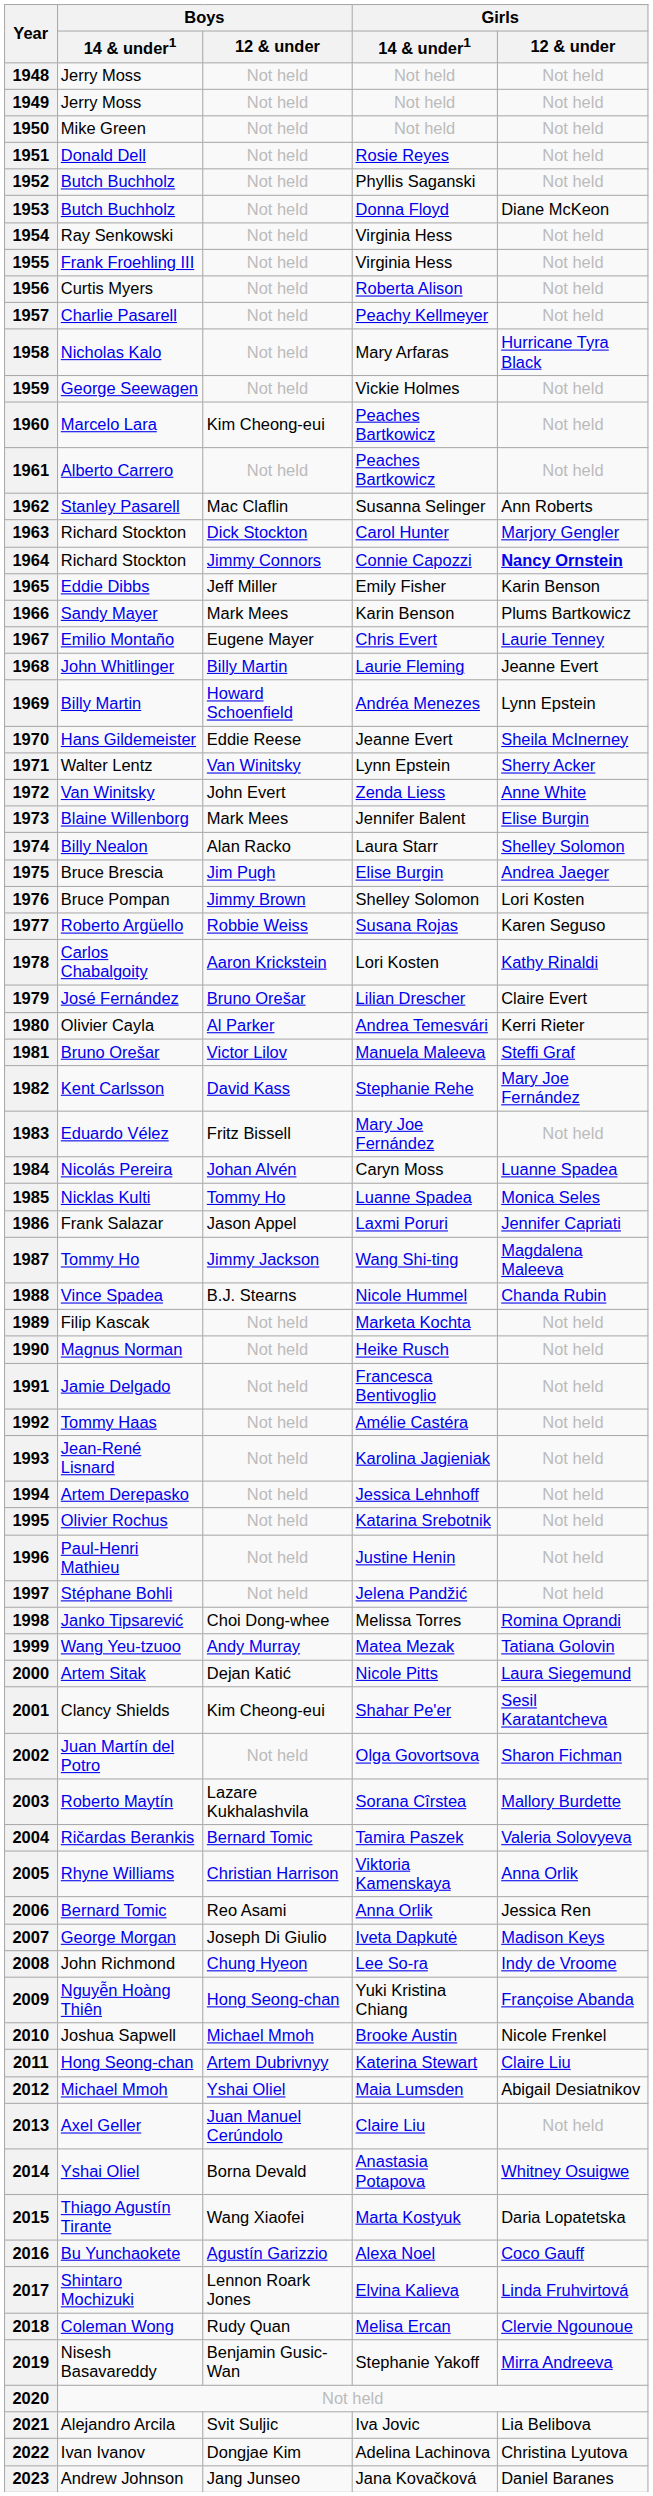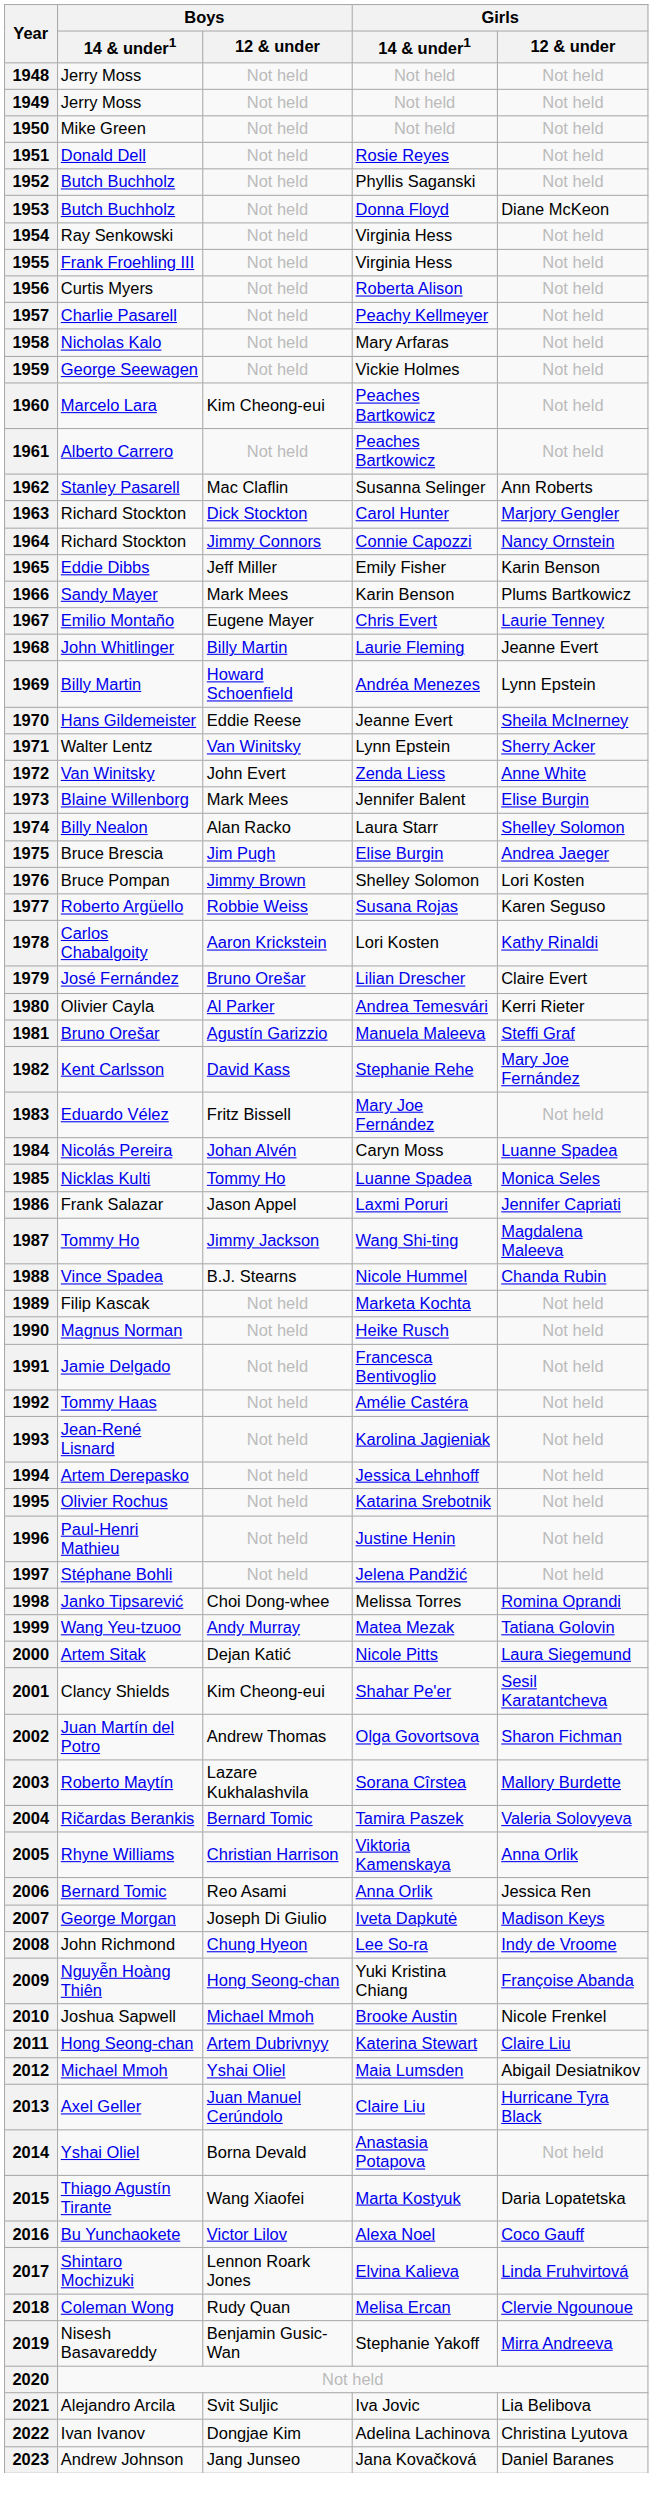(555, 351) Hurricane Tyra Black -> (573, 342) Not held
(562, 559) bold -> (558, 540) normal
(247, 1051) Victor Lilov -> (267, 1032) Agustín Garizzio
(277, 1755) Not held -> (267, 1736) Andrew Thomas
(573, 2125) Not held -> (555, 2106) Hurricane Tyra Black
(565, 2171) Whitney Osuigwe -> (573, 2152) Not held
(267, 2253) Agustín Garizzio -> (247, 2234) Victor Lilov
